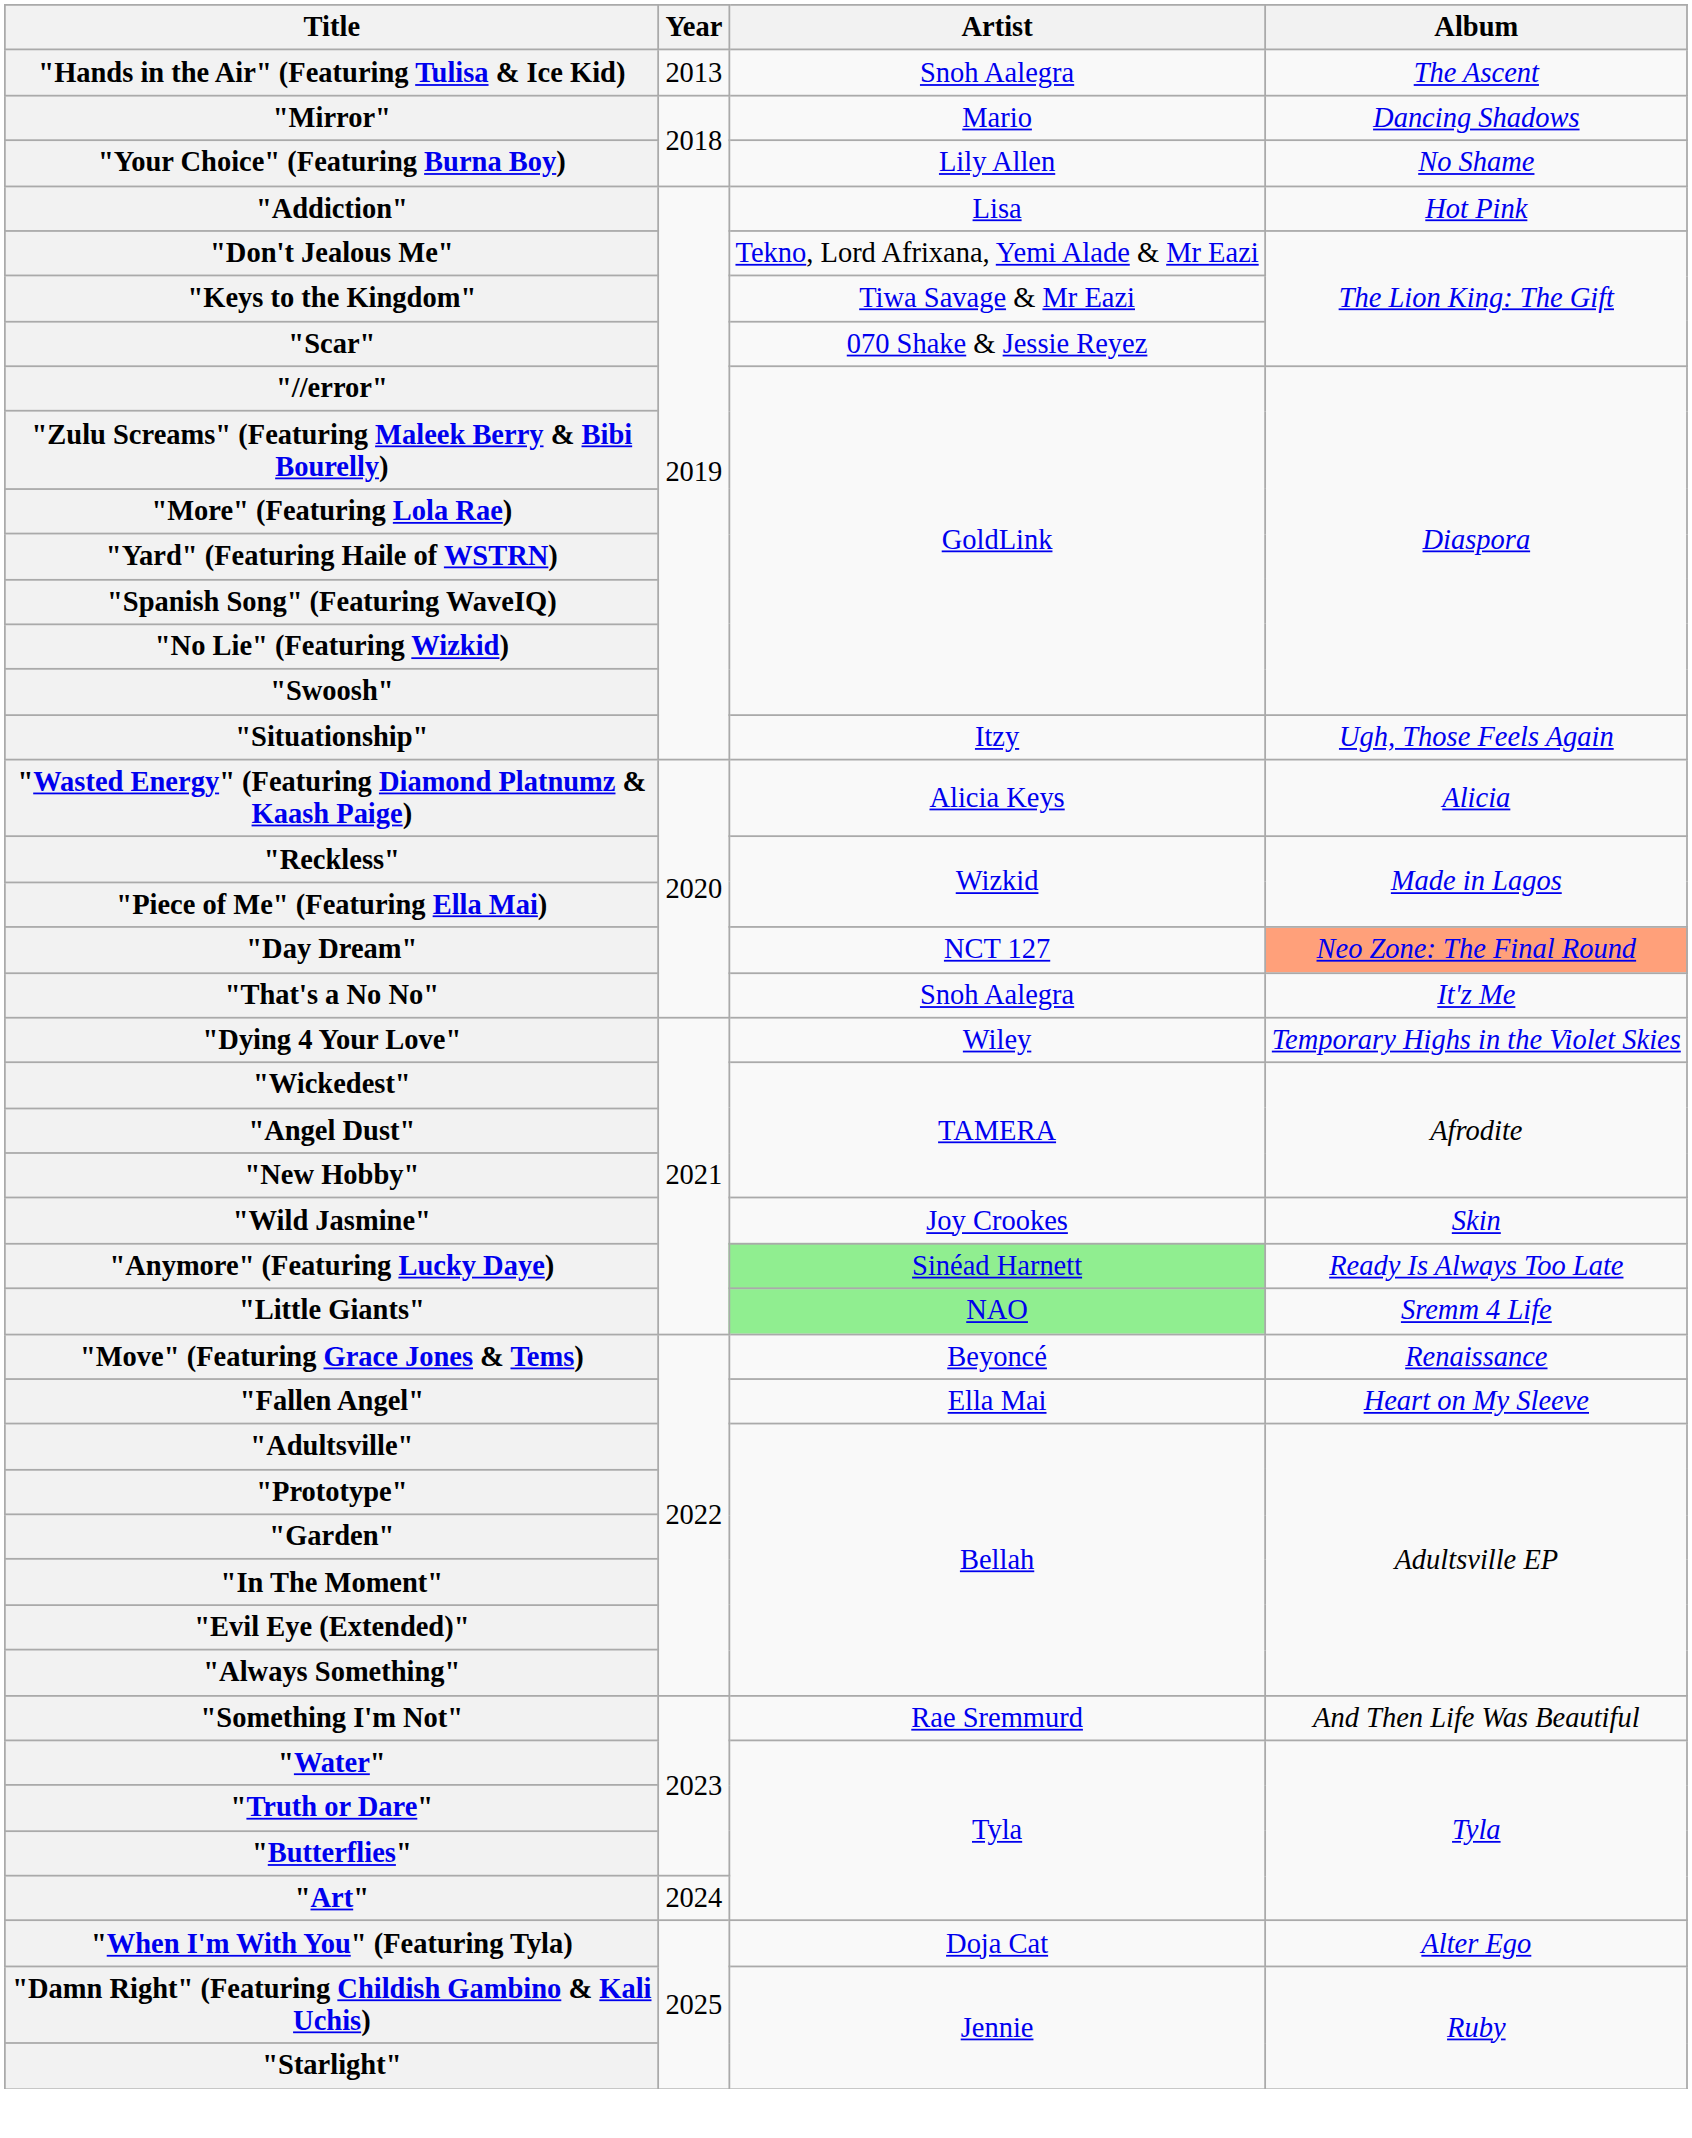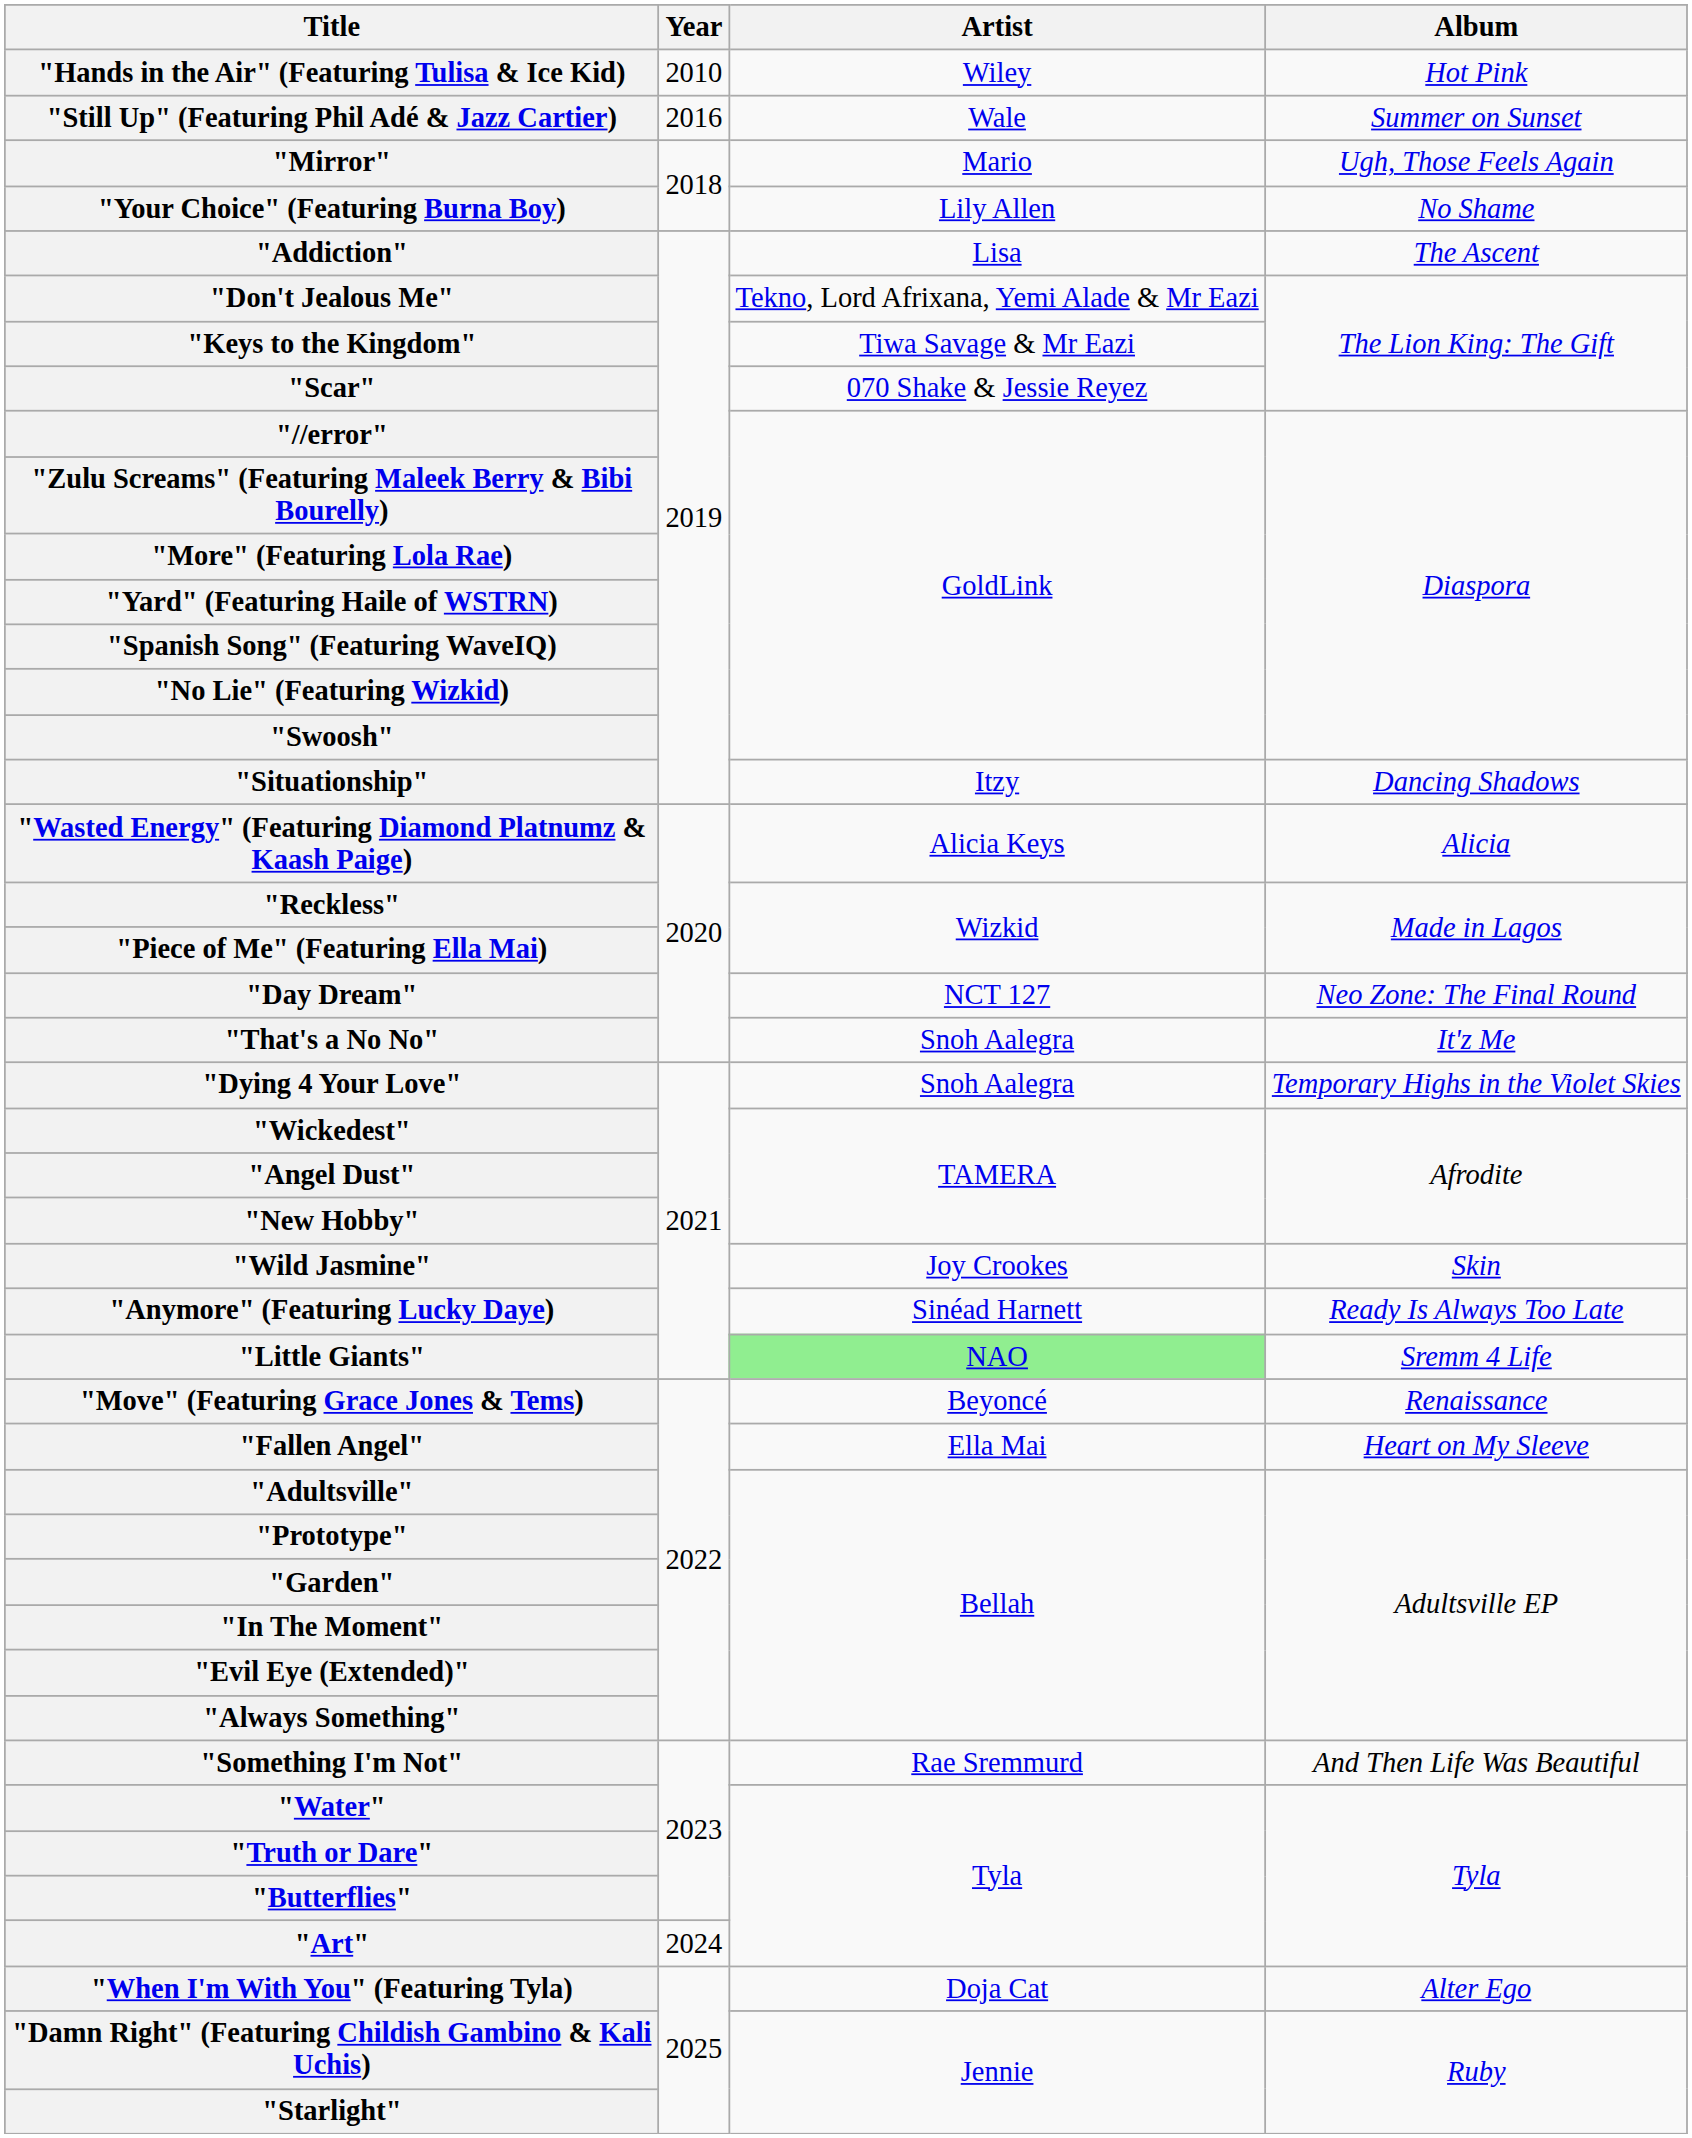(694, 72) 2013 -> (694, 72) 2010
(997, 72) Snoh Aalegra -> (997, 72) Wiley
(1476, 72) The Ascent -> (1476, 72) Hot Pink
+ row: (332, 117)
(1476, 117) Dancing Shadows -> (1476, 162) Ugh, Those Feels Again
(1476, 207) Hot Pink -> (1476, 252) The Ascent
(1476, 736) Ugh, Those Feels Again -> (1476, 781) Dancing Shadows
(1476, 949) lightsalmon background -> (1476, 994) no background
(997, 1039) Wiley -> (997, 1084) Snoh Aalegra
(997, 1265) lightgreen background -> (997, 1310) no background
